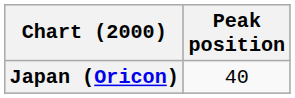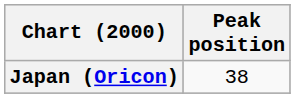(237, 77) 40 -> (237, 77) 38
